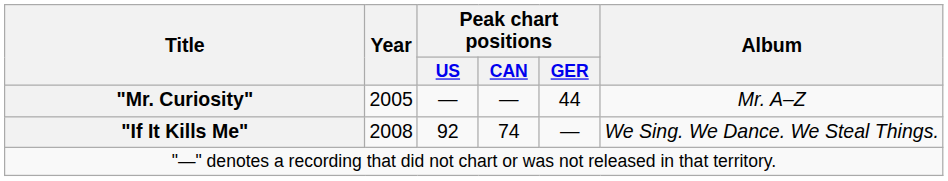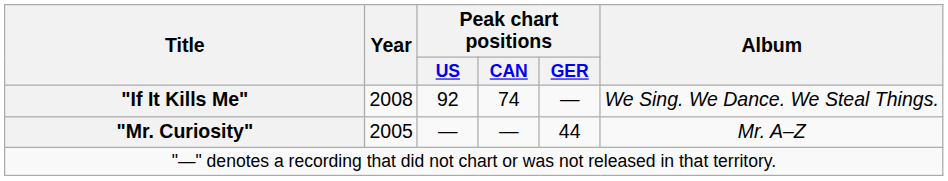rows swapped: (185, 100) <-> (185, 131)
